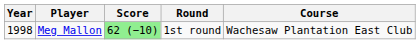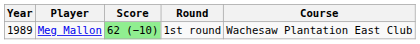(20, 30) 1998 -> (20, 30) 1989
